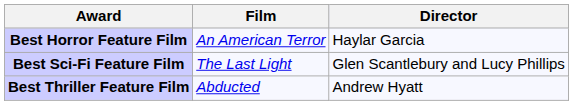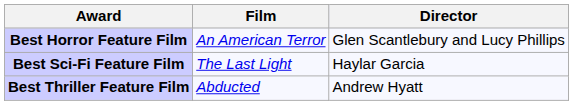(378, 40) Haylar Garcia -> (449, 40) Glen Scantlebury and Lucy Phillips
(449, 64) Glen Scantlebury and Lucy Phillips -> (378, 64) Haylar Garcia
